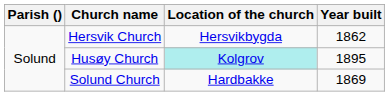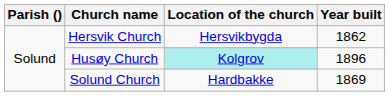(351, 58) 1895 -> (351, 58) 1896
